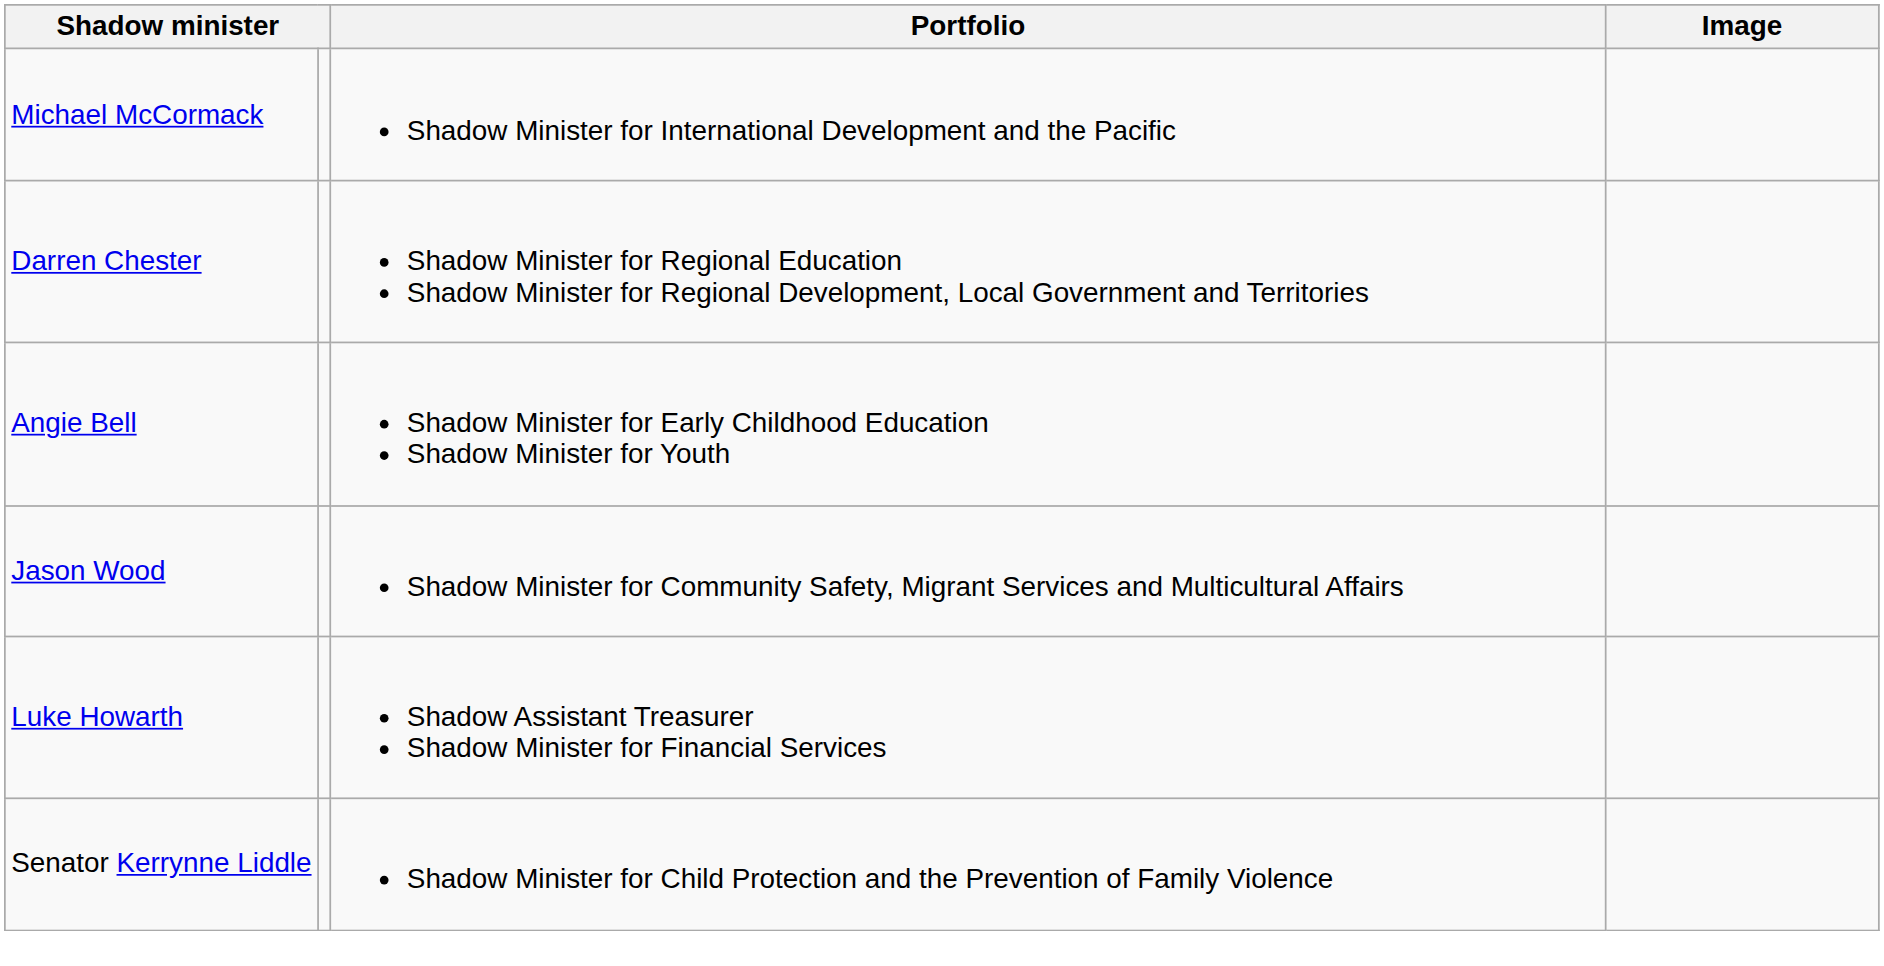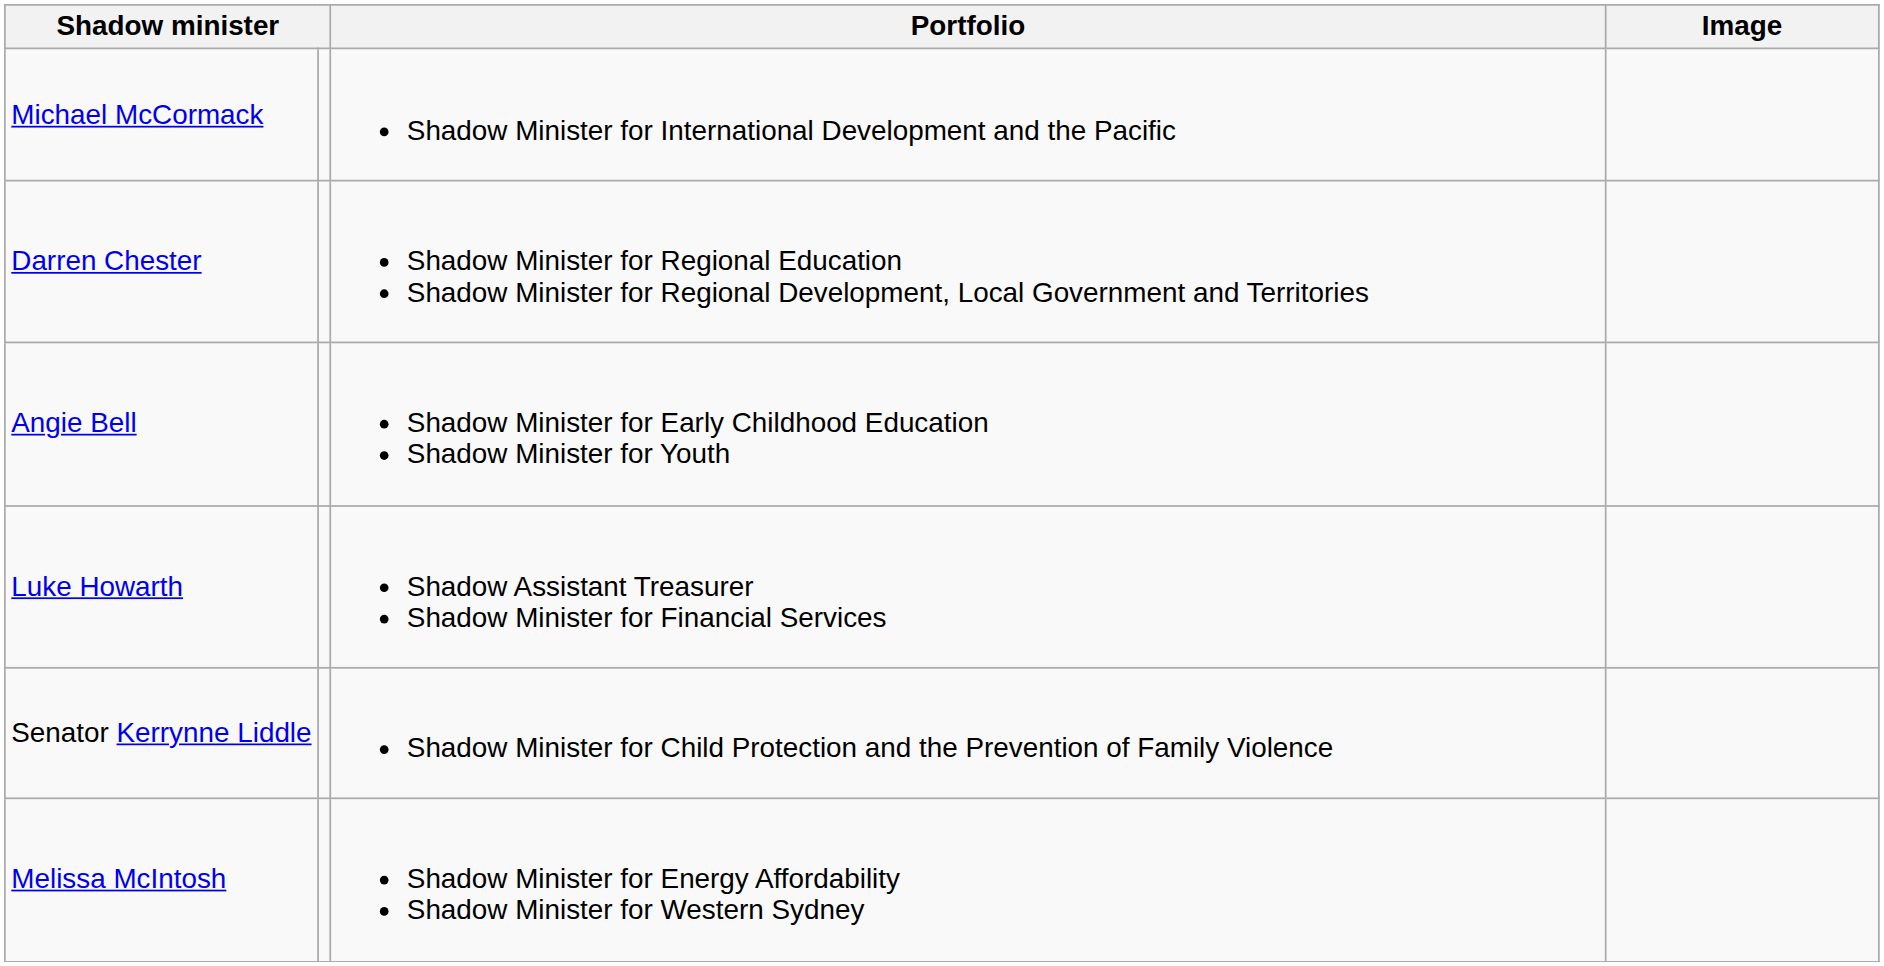- row: (88, 570)
+ row: (119, 879)
